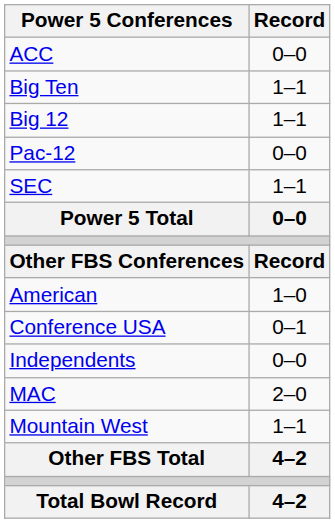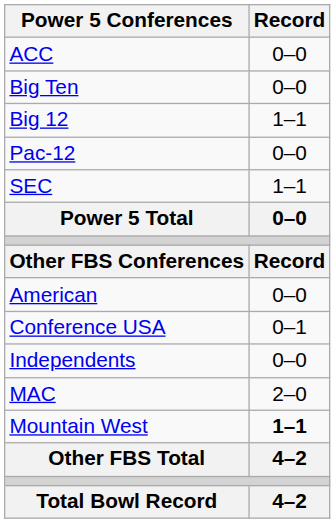(289, 86) 1–1 -> (289, 86) 0–0
(289, 294) 1–0 -> (289, 294) 0–0
(289, 426) normal -> (289, 426) bold
